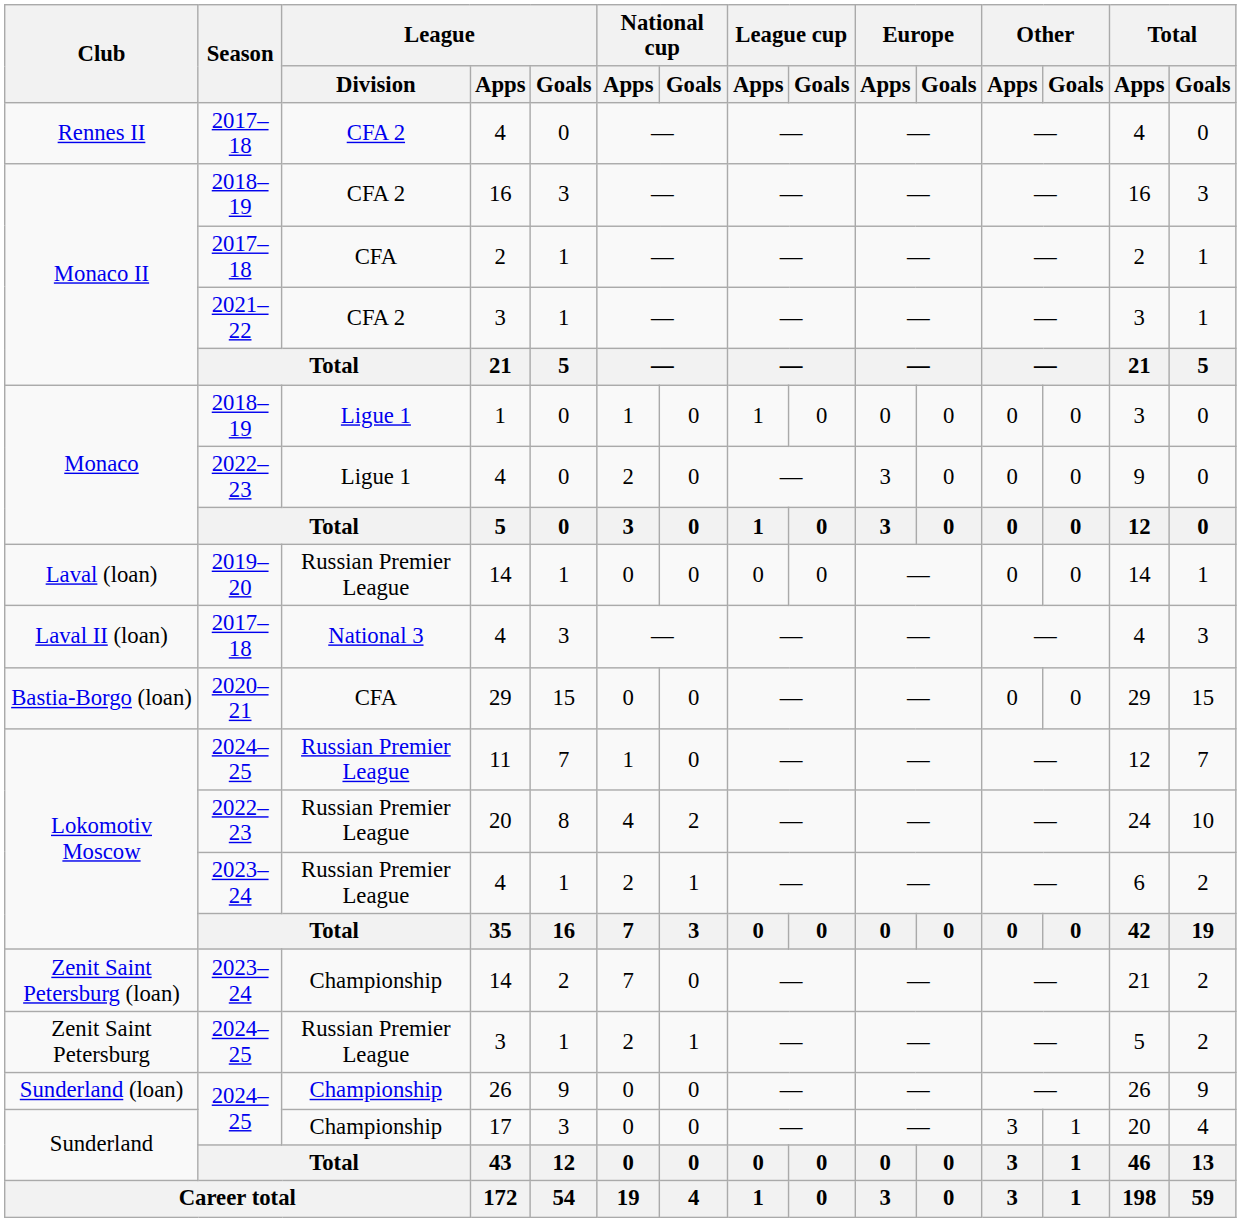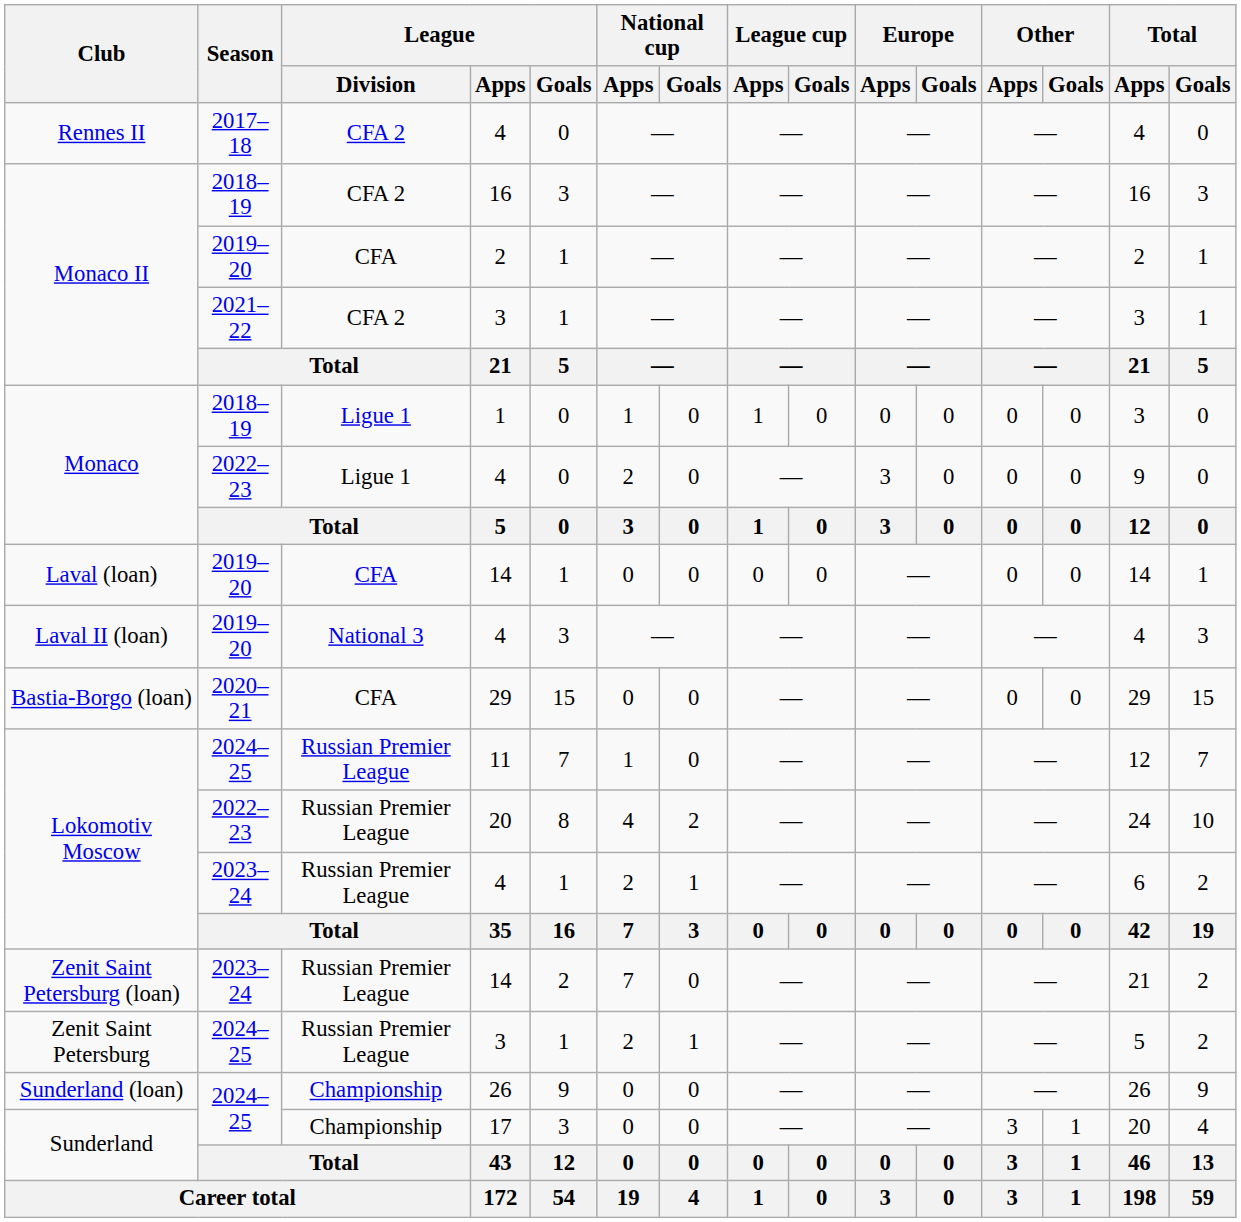(240, 256) 2017–18 -> (240, 256) 2019–20
(376, 574) Russian Premier League -> (376, 574) CFA
(240, 636) 2017–18 -> (240, 636) 2019–20
(376, 980) Championship -> (376, 980) Russian Premier League
